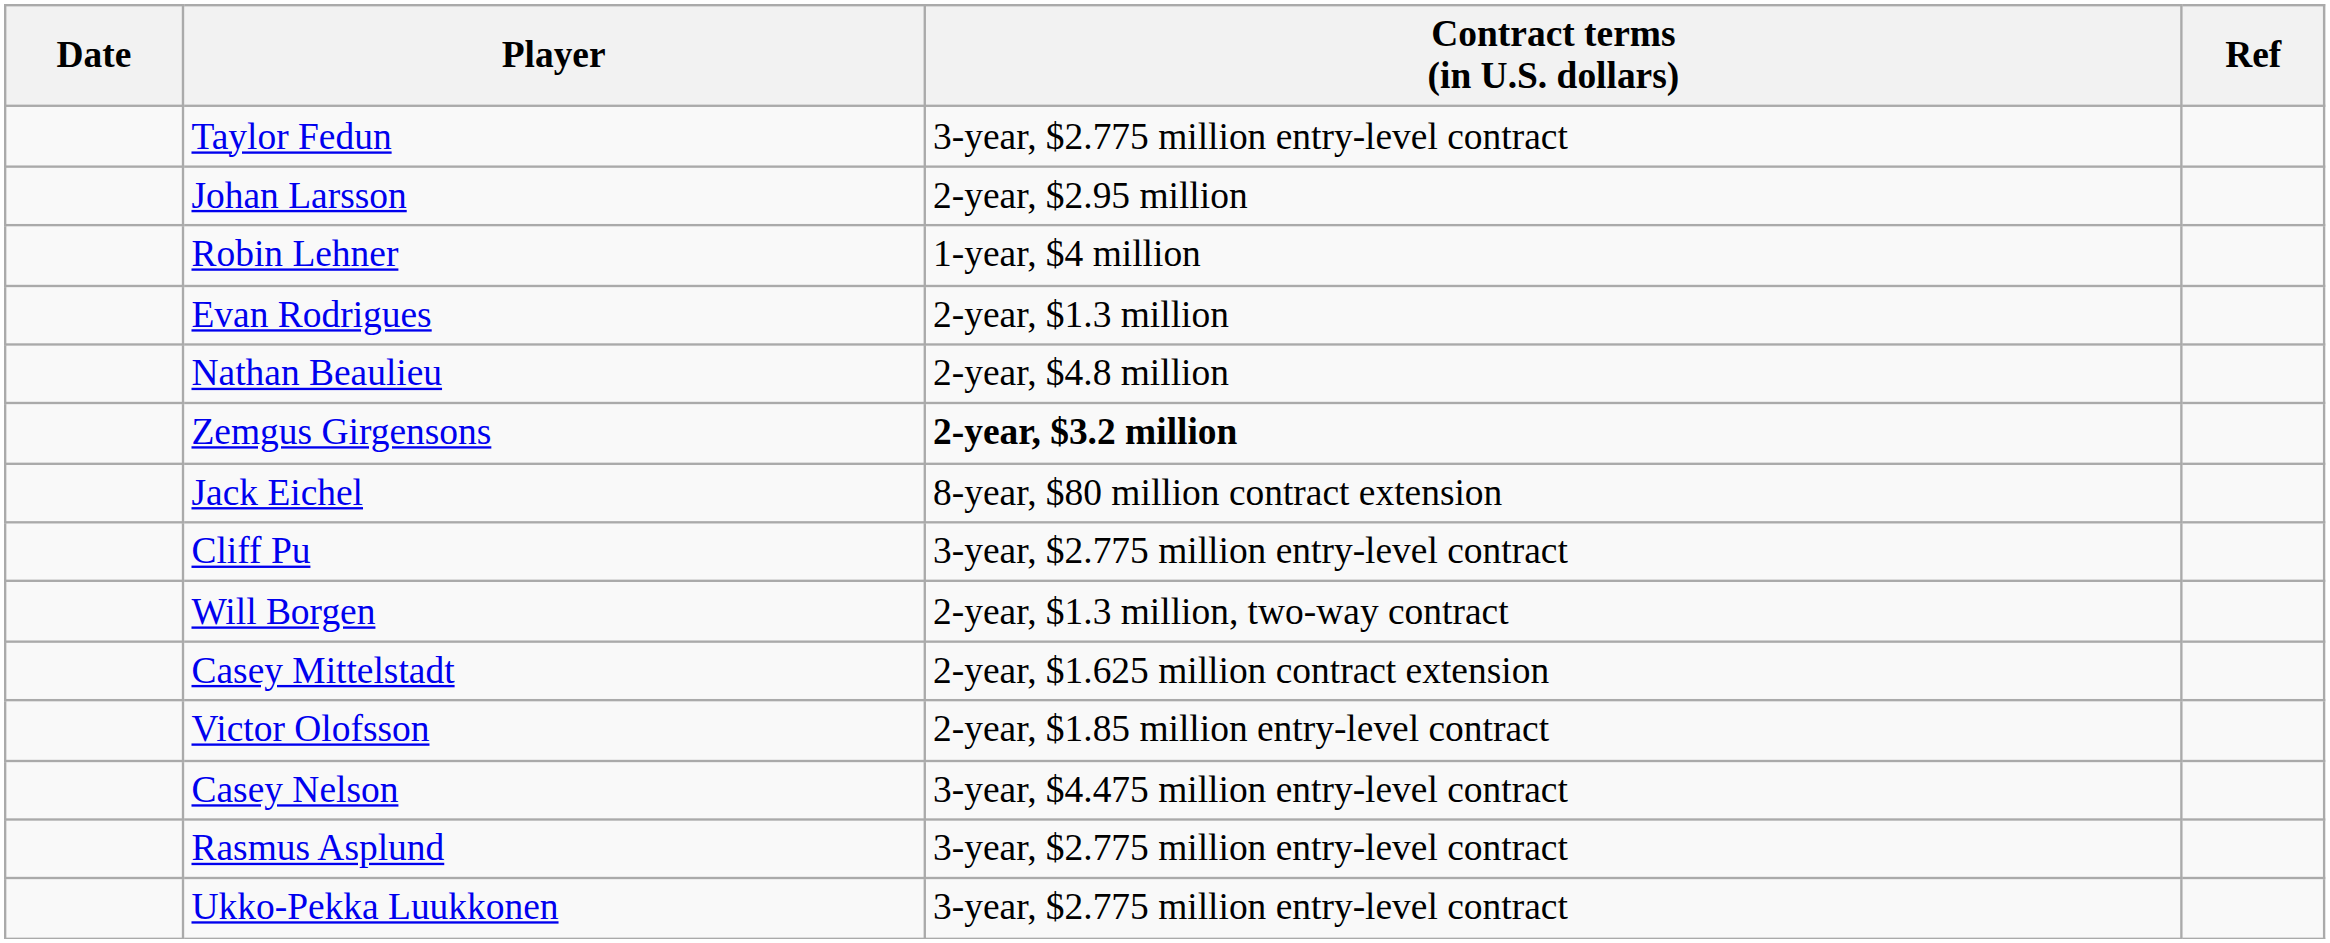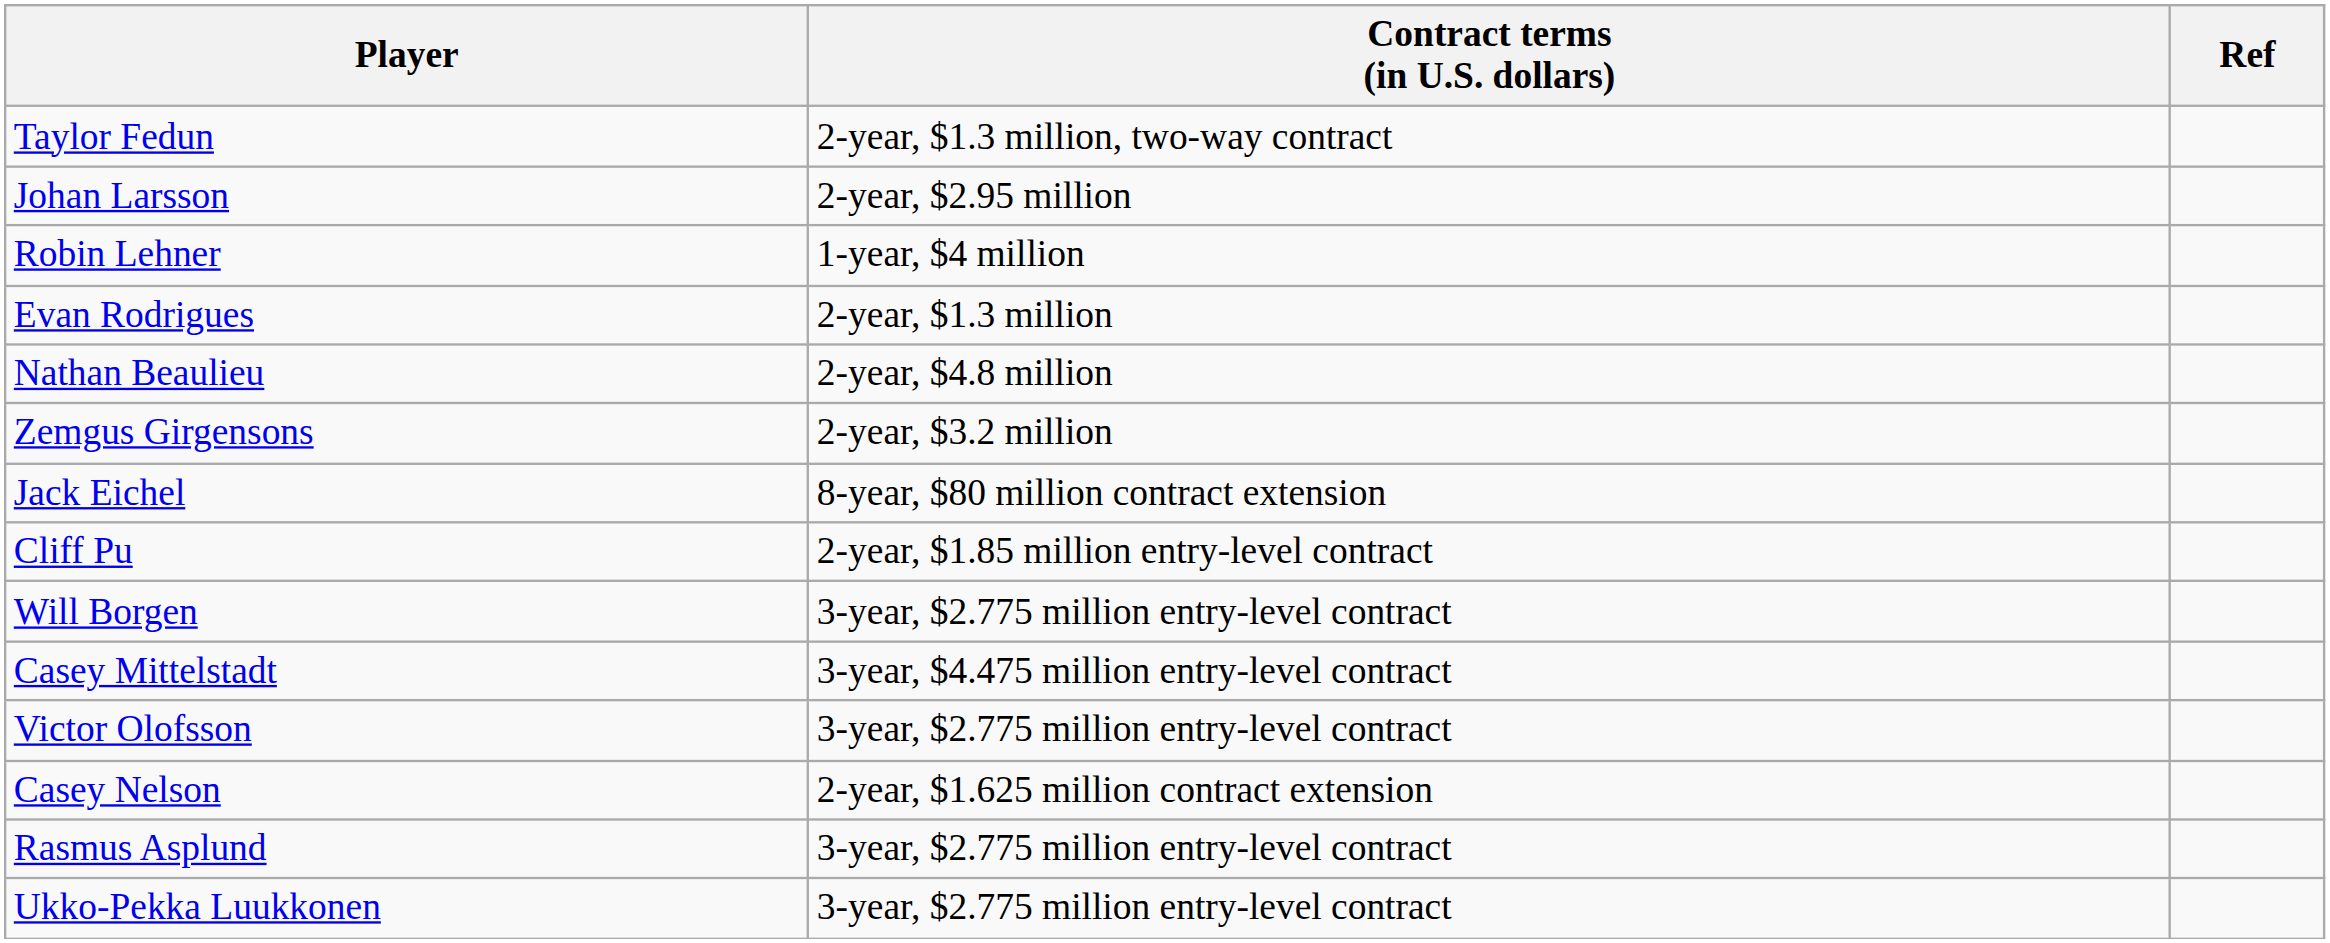- column: (94, 55)
(1250, 135) 3-year, $2.775 million entry-level contract -> (1105, 135) 2-year, $1.3 million, two-way contract
(1085, 432) bold -> (965, 432) normal
(1250, 551) 3-year, $2.775 million entry-level contract -> (1125, 551) 2-year, $1.85 million entry-level contract
(1221, 610) 2-year, $1.3 million, two-way contract -> (1134, 610) 3-year, $2.775 million entry-level contract
(1241, 670) 2-year, $1.625 million contract extension -> (1134, 670) 3-year, $4.475 million entry-level contract
(1241, 729) 2-year, $1.85 million entry-level contract -> (1134, 729) 3-year, $2.775 million entry-level contract
(1250, 788) 3-year, $4.475 million entry-level contract -> (1125, 788) 2-year, $1.625 million contract extension
